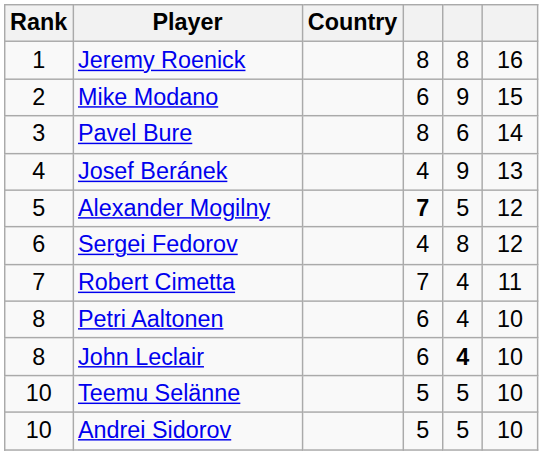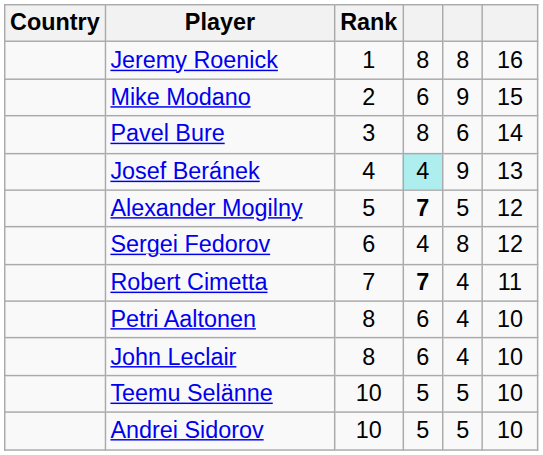columns swapped: (39, 23) <-> (353, 23)
(423, 171) no background -> (423, 171) paleturquoise background
(423, 282) normal -> (423, 282) bold
(463, 356) bold -> (463, 356) normal
